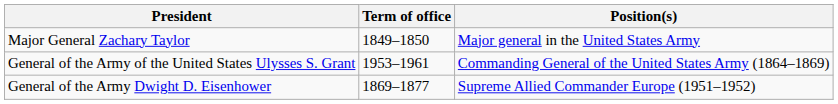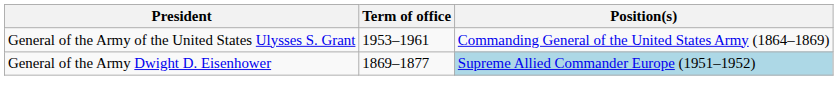- row: (99, 39)
(607, 87) no background -> (607, 63) lightblue background
